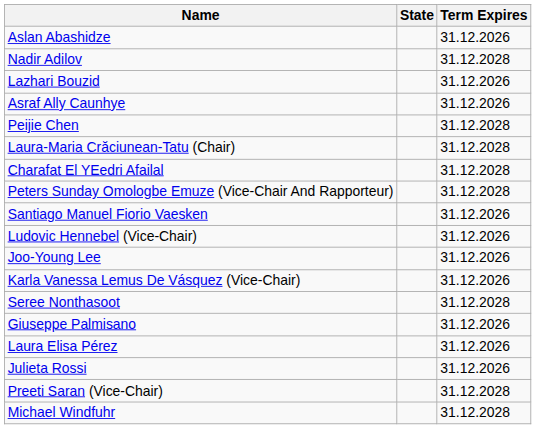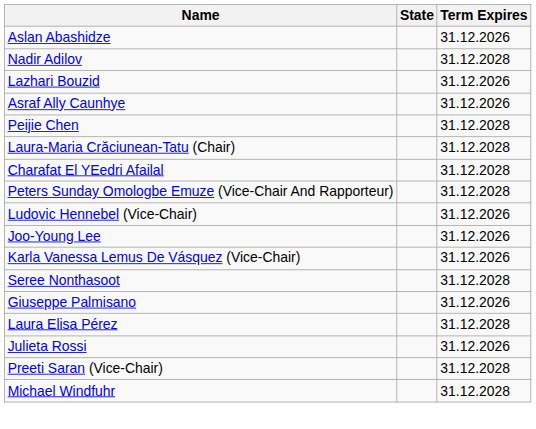- row: (108, 214)
(475, 346) 31.12.2026 -> (475, 324) 31.12.2028
